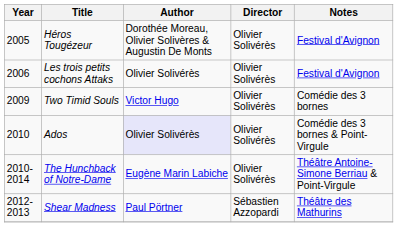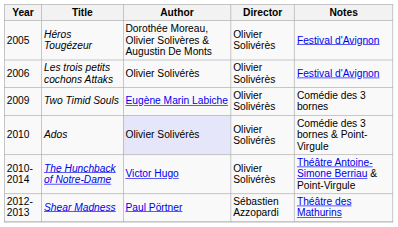(152, 101) Victor Hugo -> (177, 101) Eugène Marin Labiche
(177, 174) Eugène Marin Labiche -> (152, 174) Victor Hugo
